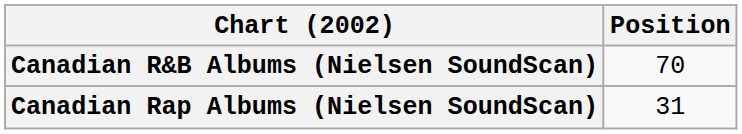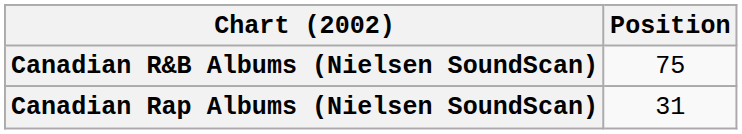(670, 66) 70 -> (670, 66) 75
